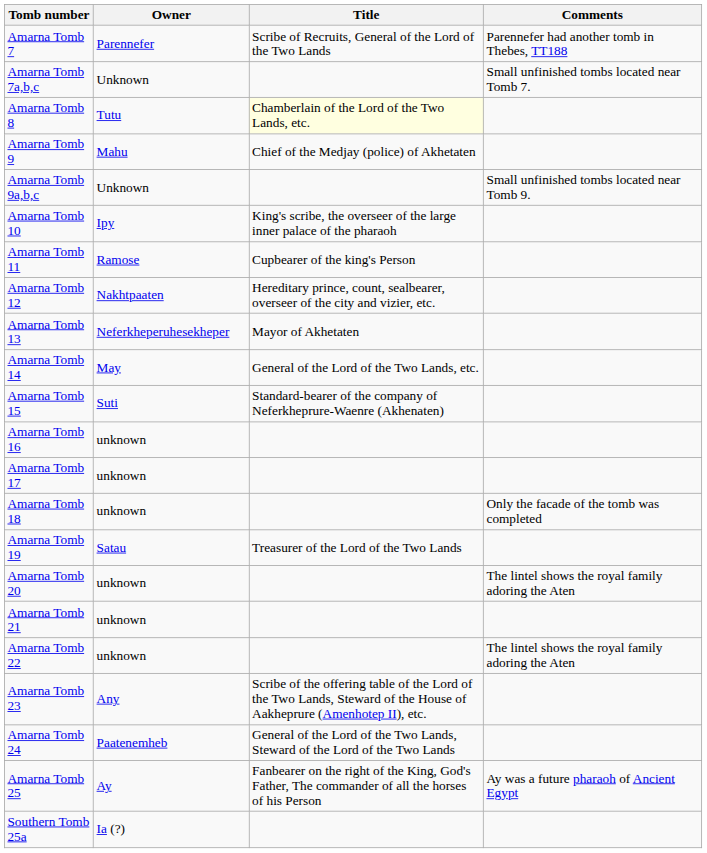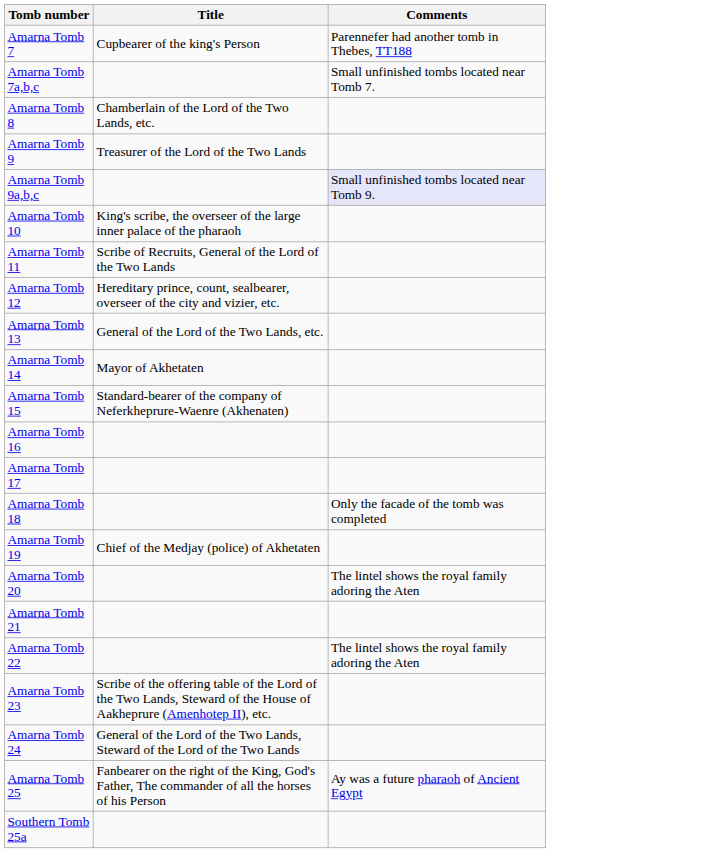- column: (171, 15)
(363, 43) Scribe of Recruits, General of the Lord of the Two Lands -> (178, 43) Cupbearer of the king's Person
(348, 115) lightyellow background -> (193, 115) no background
(364, 151) Chief of the Medjay (police) of Akhetaten -> (201, 151) Treasurer of the Lord of the Two Lands
(583, 187) no background -> (428, 187) lavender background
(334, 259) Cupbearer of the king's Person -> (208, 259) Scribe of Recruits, General of the Lord of the Two Lands
(306, 331) Mayor of Akhetaten -> (210, 331) General of the Lord of the Two Lands, etc.
(365, 367) General of the Lord of the Two Lands, etc. -> (150, 367) Mayor of Akhetaten
(357, 547) Treasurer of the Lord of the Two Lands -> (208, 547) Chief of the Medjay (police) of Akhetaten
